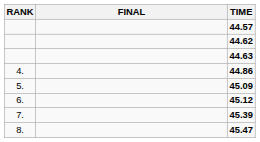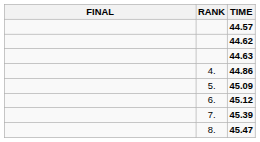columns swapped: (20, 12) <-> (132, 12)
